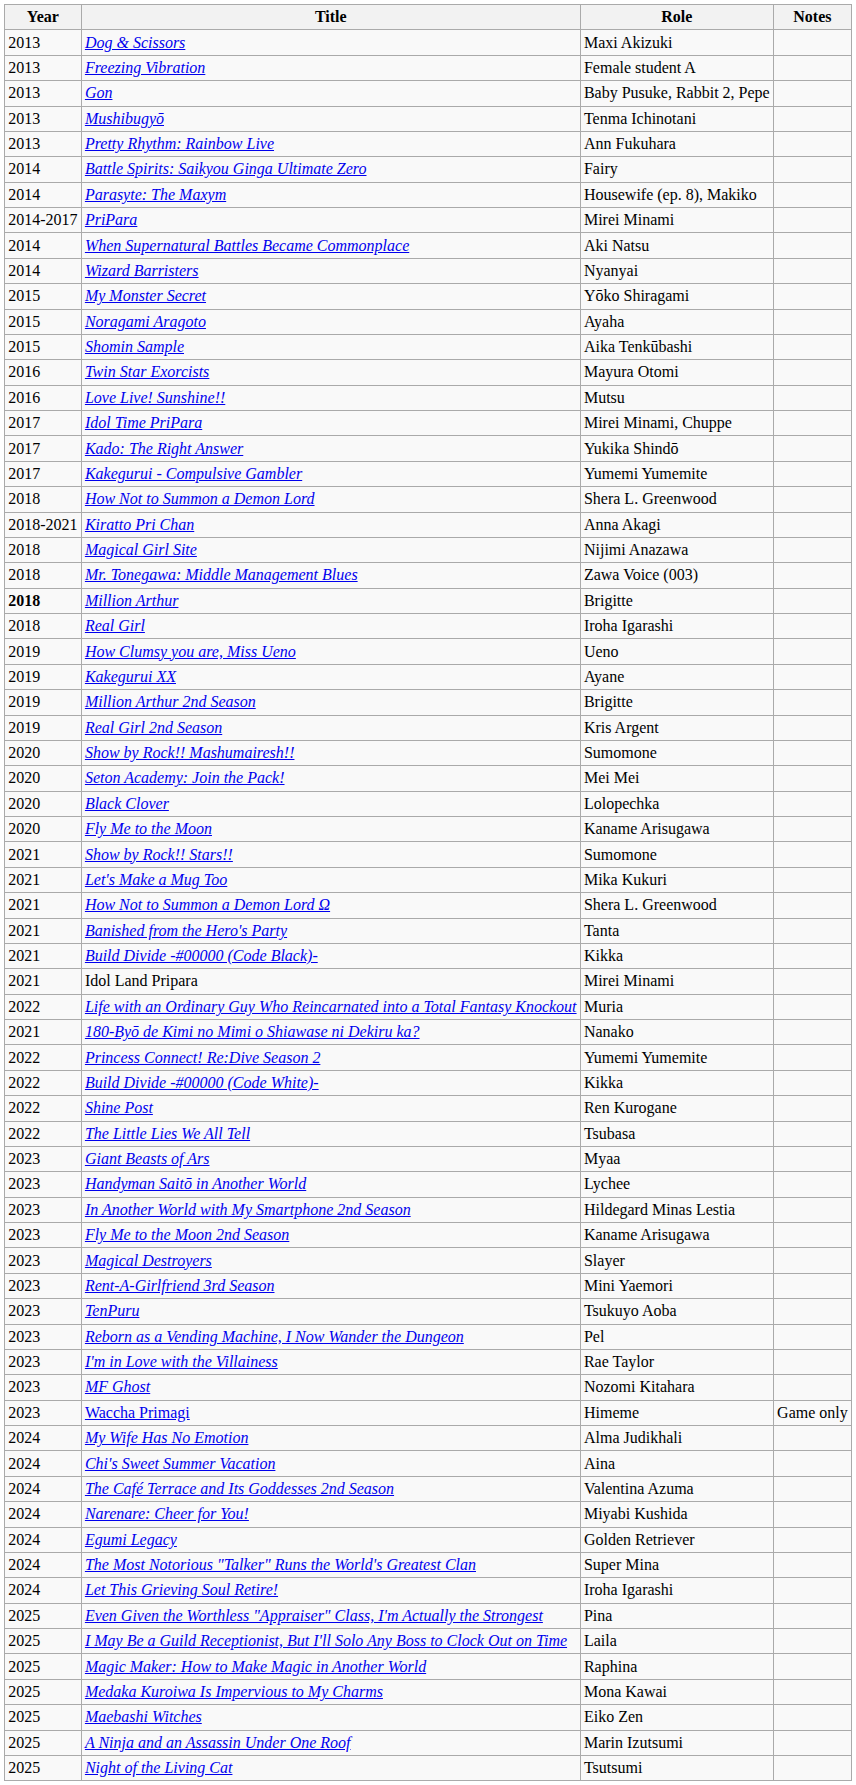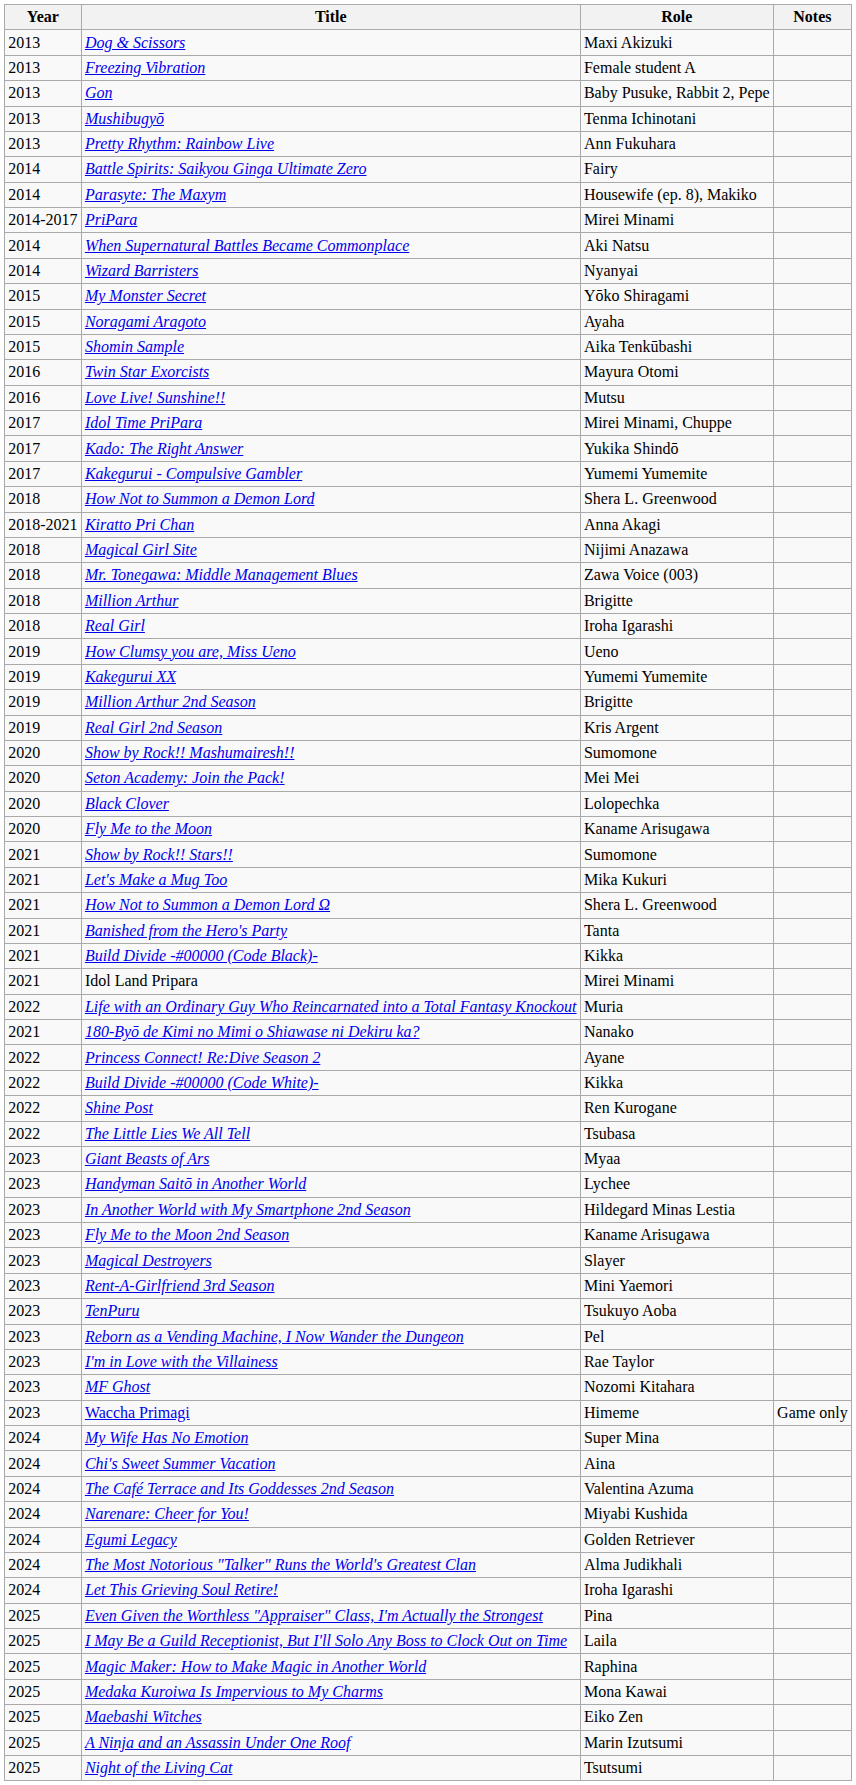(24, 600) bold -> (24, 600) normal
(604, 676) Ayane -> (646, 676) Yumemi Yumemite
(646, 1057) Yumemi Yumemite -> (604, 1057) Ayane
(633, 1438) Alma Judikhali -> (621, 1438) Super Mina
(621, 1565) Super Mina -> (633, 1565) Alma Judikhali
